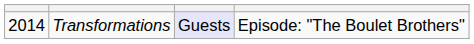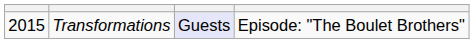(27, 25) 2014 -> (27, 25) 2015
